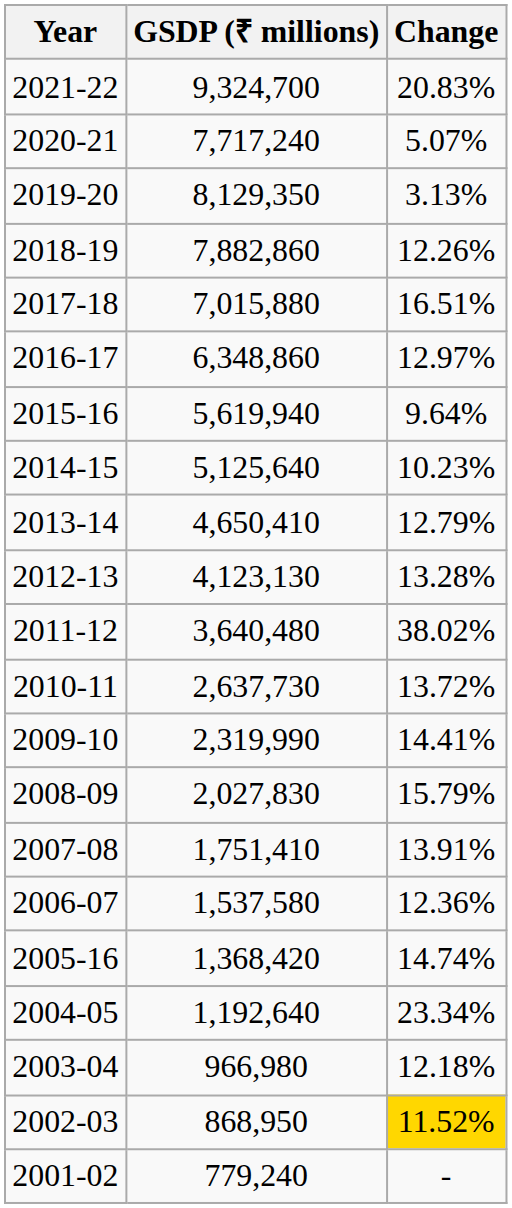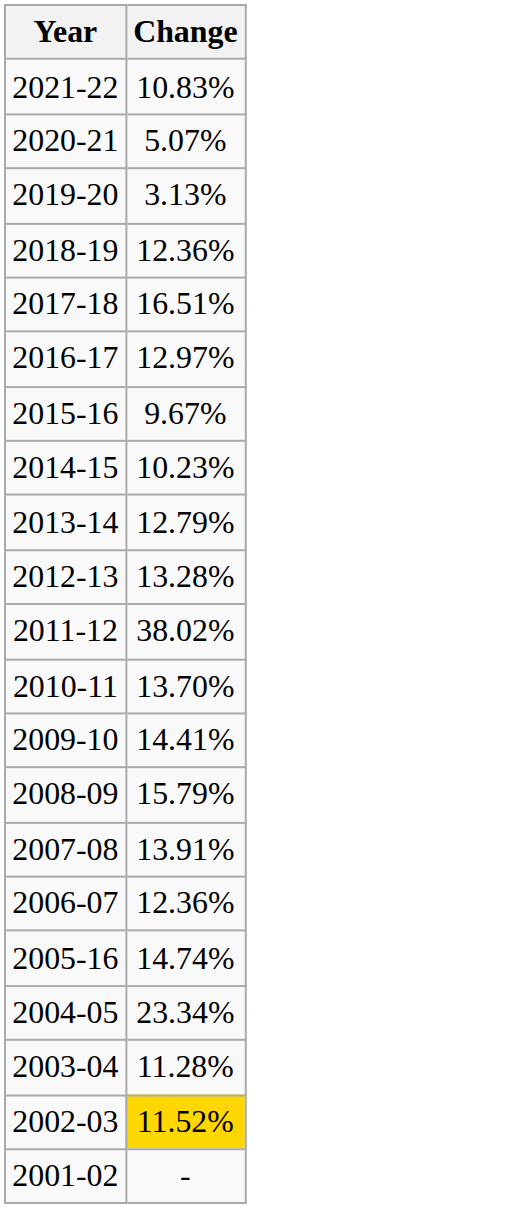- column: (256, 31)
(446, 86) 20.83% -> (185, 86) 10.83%
(446, 249) 12.26% -> (185, 249) 12.36%
(446, 413) 9.64% -> (185, 413) 9.67%
(446, 685) 13.72% -> (185, 685) 13.70%
(446, 1066) 12.18% -> (185, 1066) 11.28%
